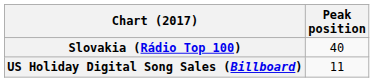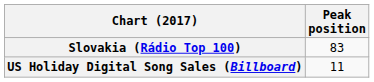(337, 47) 40 -> (337, 47) 83
